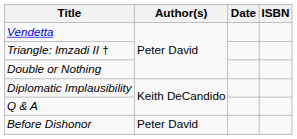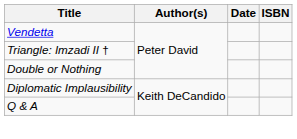- row: (49, 124)
